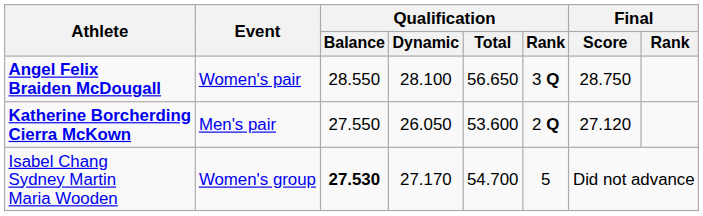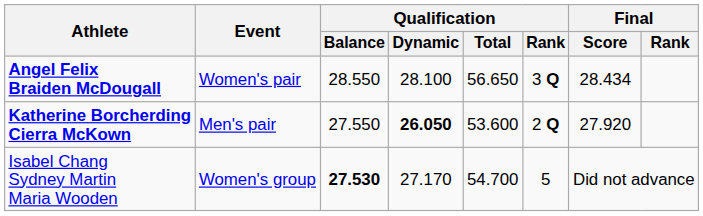(605, 79) 28.750 -> (605, 79) 28.434
(426, 125) normal -> (426, 125) bold
(605, 125) 27.120 -> (605, 125) 27.920
